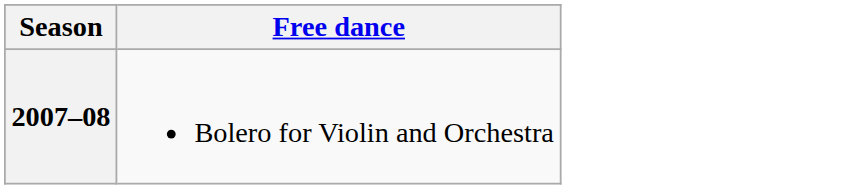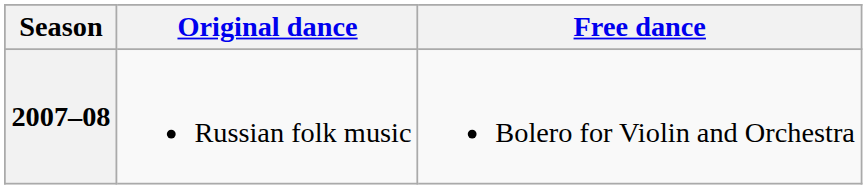+ column: (268, 26)
